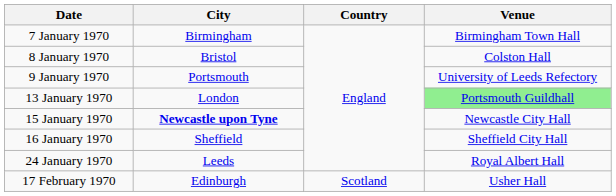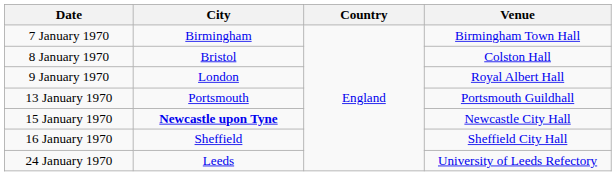(218, 77) Portsmouth -> (218, 77) London
(518, 77) University of Leeds Refectory -> (518, 77) Royal Albert Hall
(218, 98) London -> (218, 98) Portsmouth
(518, 98) lightgreen background -> (518, 98) no background
(518, 160) Royal Albert Hall -> (518, 160) University of Leeds Refectory
- row: (69, 181)
